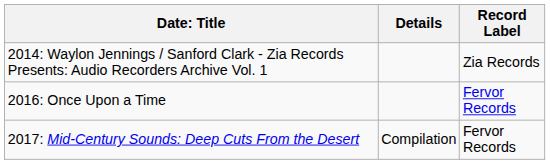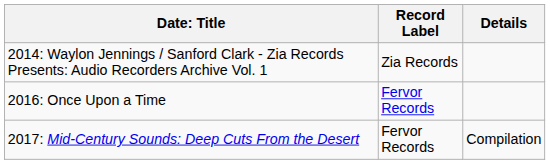columns swapped: (502, 23) <-> (419, 23)
